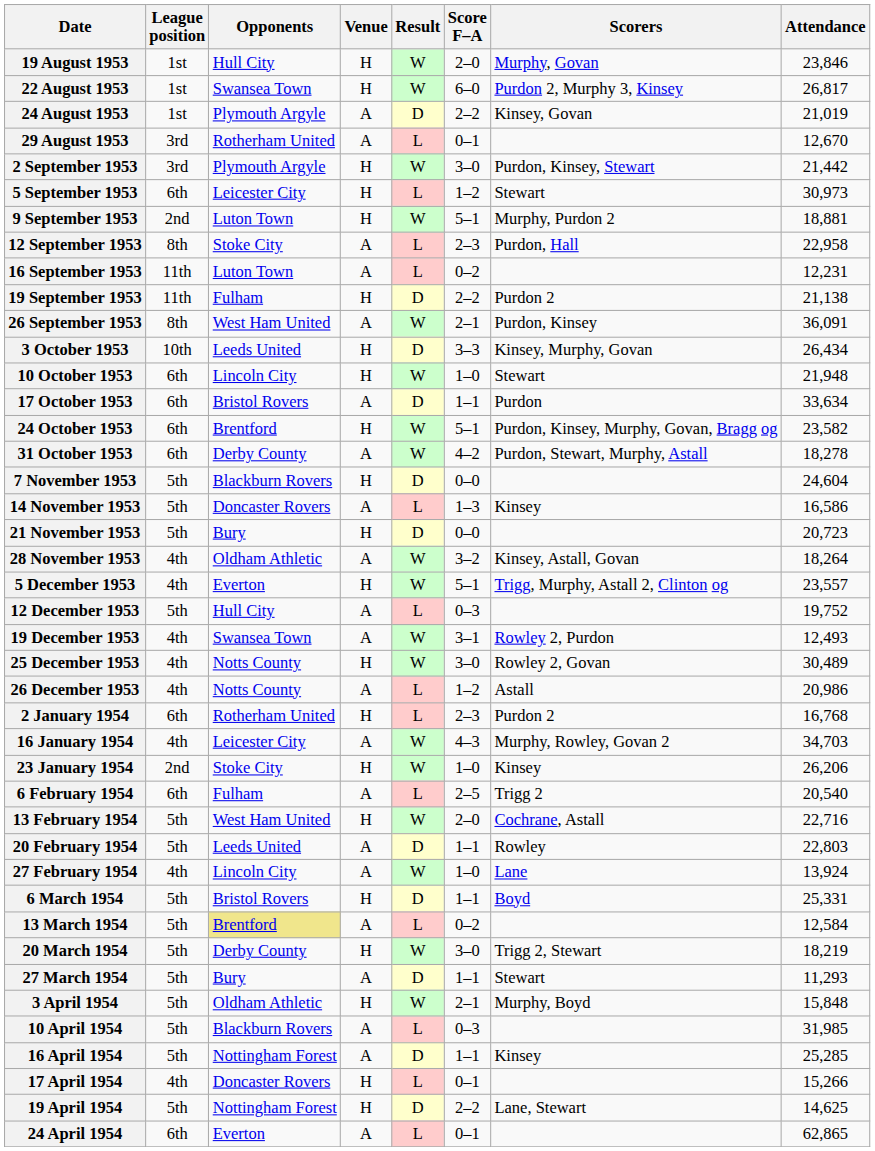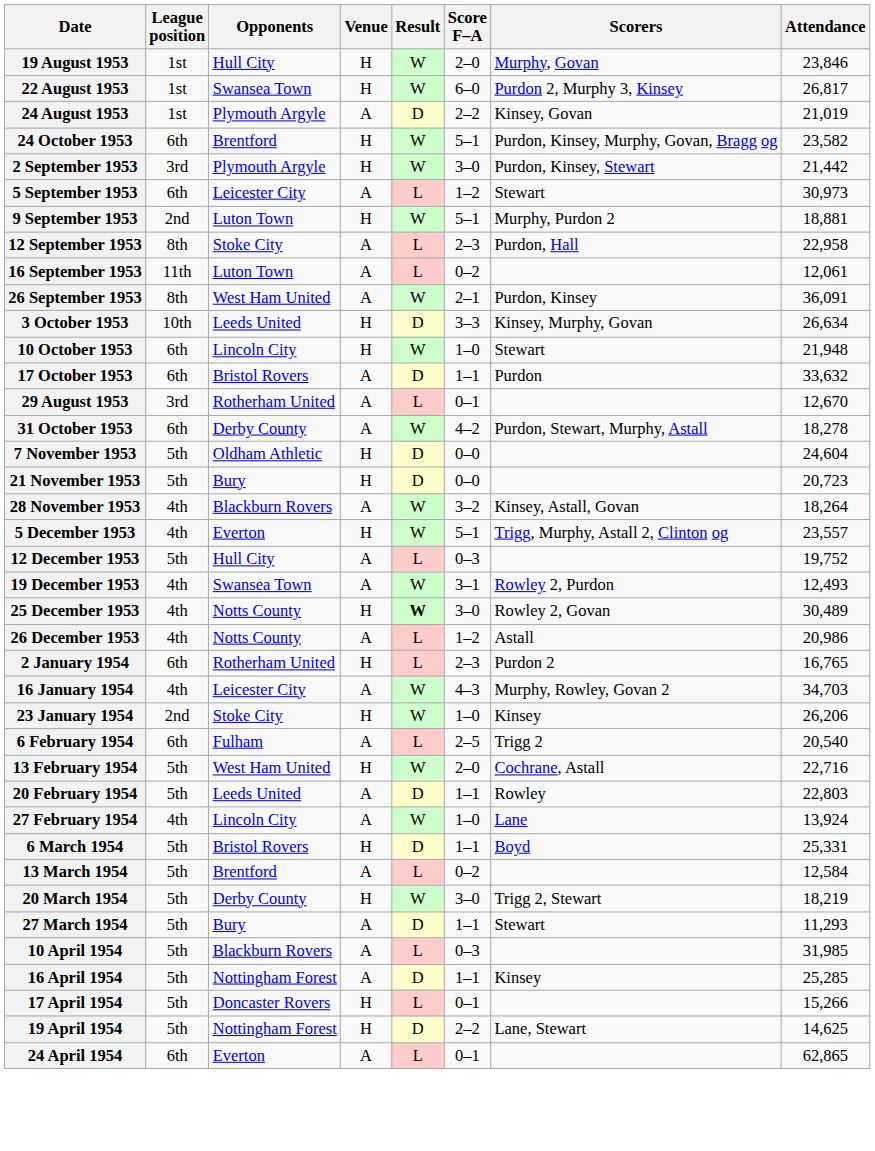rows swapped: (75, 140) <-> (75, 428)
(366, 192) H -> (366, 192) A
(825, 271) 12,231 -> (825, 271) 12,061
- row: (75, 297)
(825, 349) 26,434 -> (825, 323) 26,634
(825, 402) 33,634 -> (825, 375) 33,632
(272, 480) Blackburn Rovers -> (267, 454) Oldham Athletic
- row: (75, 506)
(267, 558) Oldham Athletic -> (272, 506) Blackburn Rovers
(418, 663) normal -> (418, 611) bold
(825, 715) 16,768 -> (825, 663) 16,765
(245, 924) khaki background -> (245, 872) no background
- row: (75, 1003)
(177, 1081) 4th -> (177, 1003) 5th
